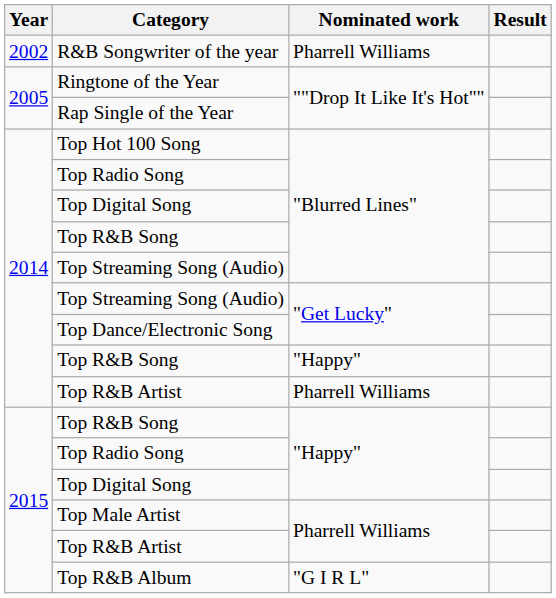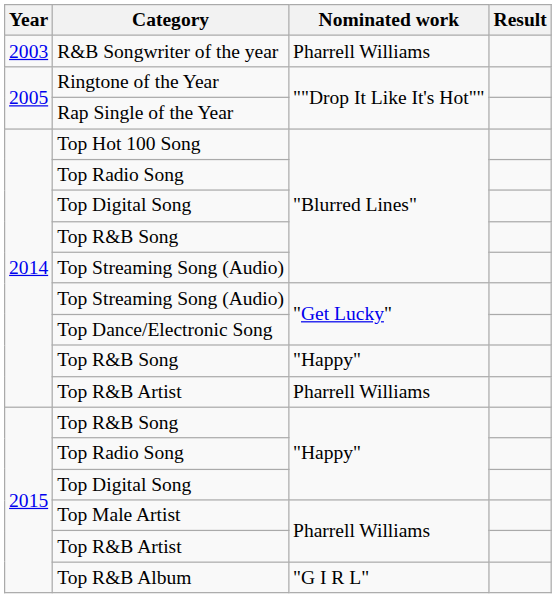(29, 50) 2002 -> (29, 50) 2003
